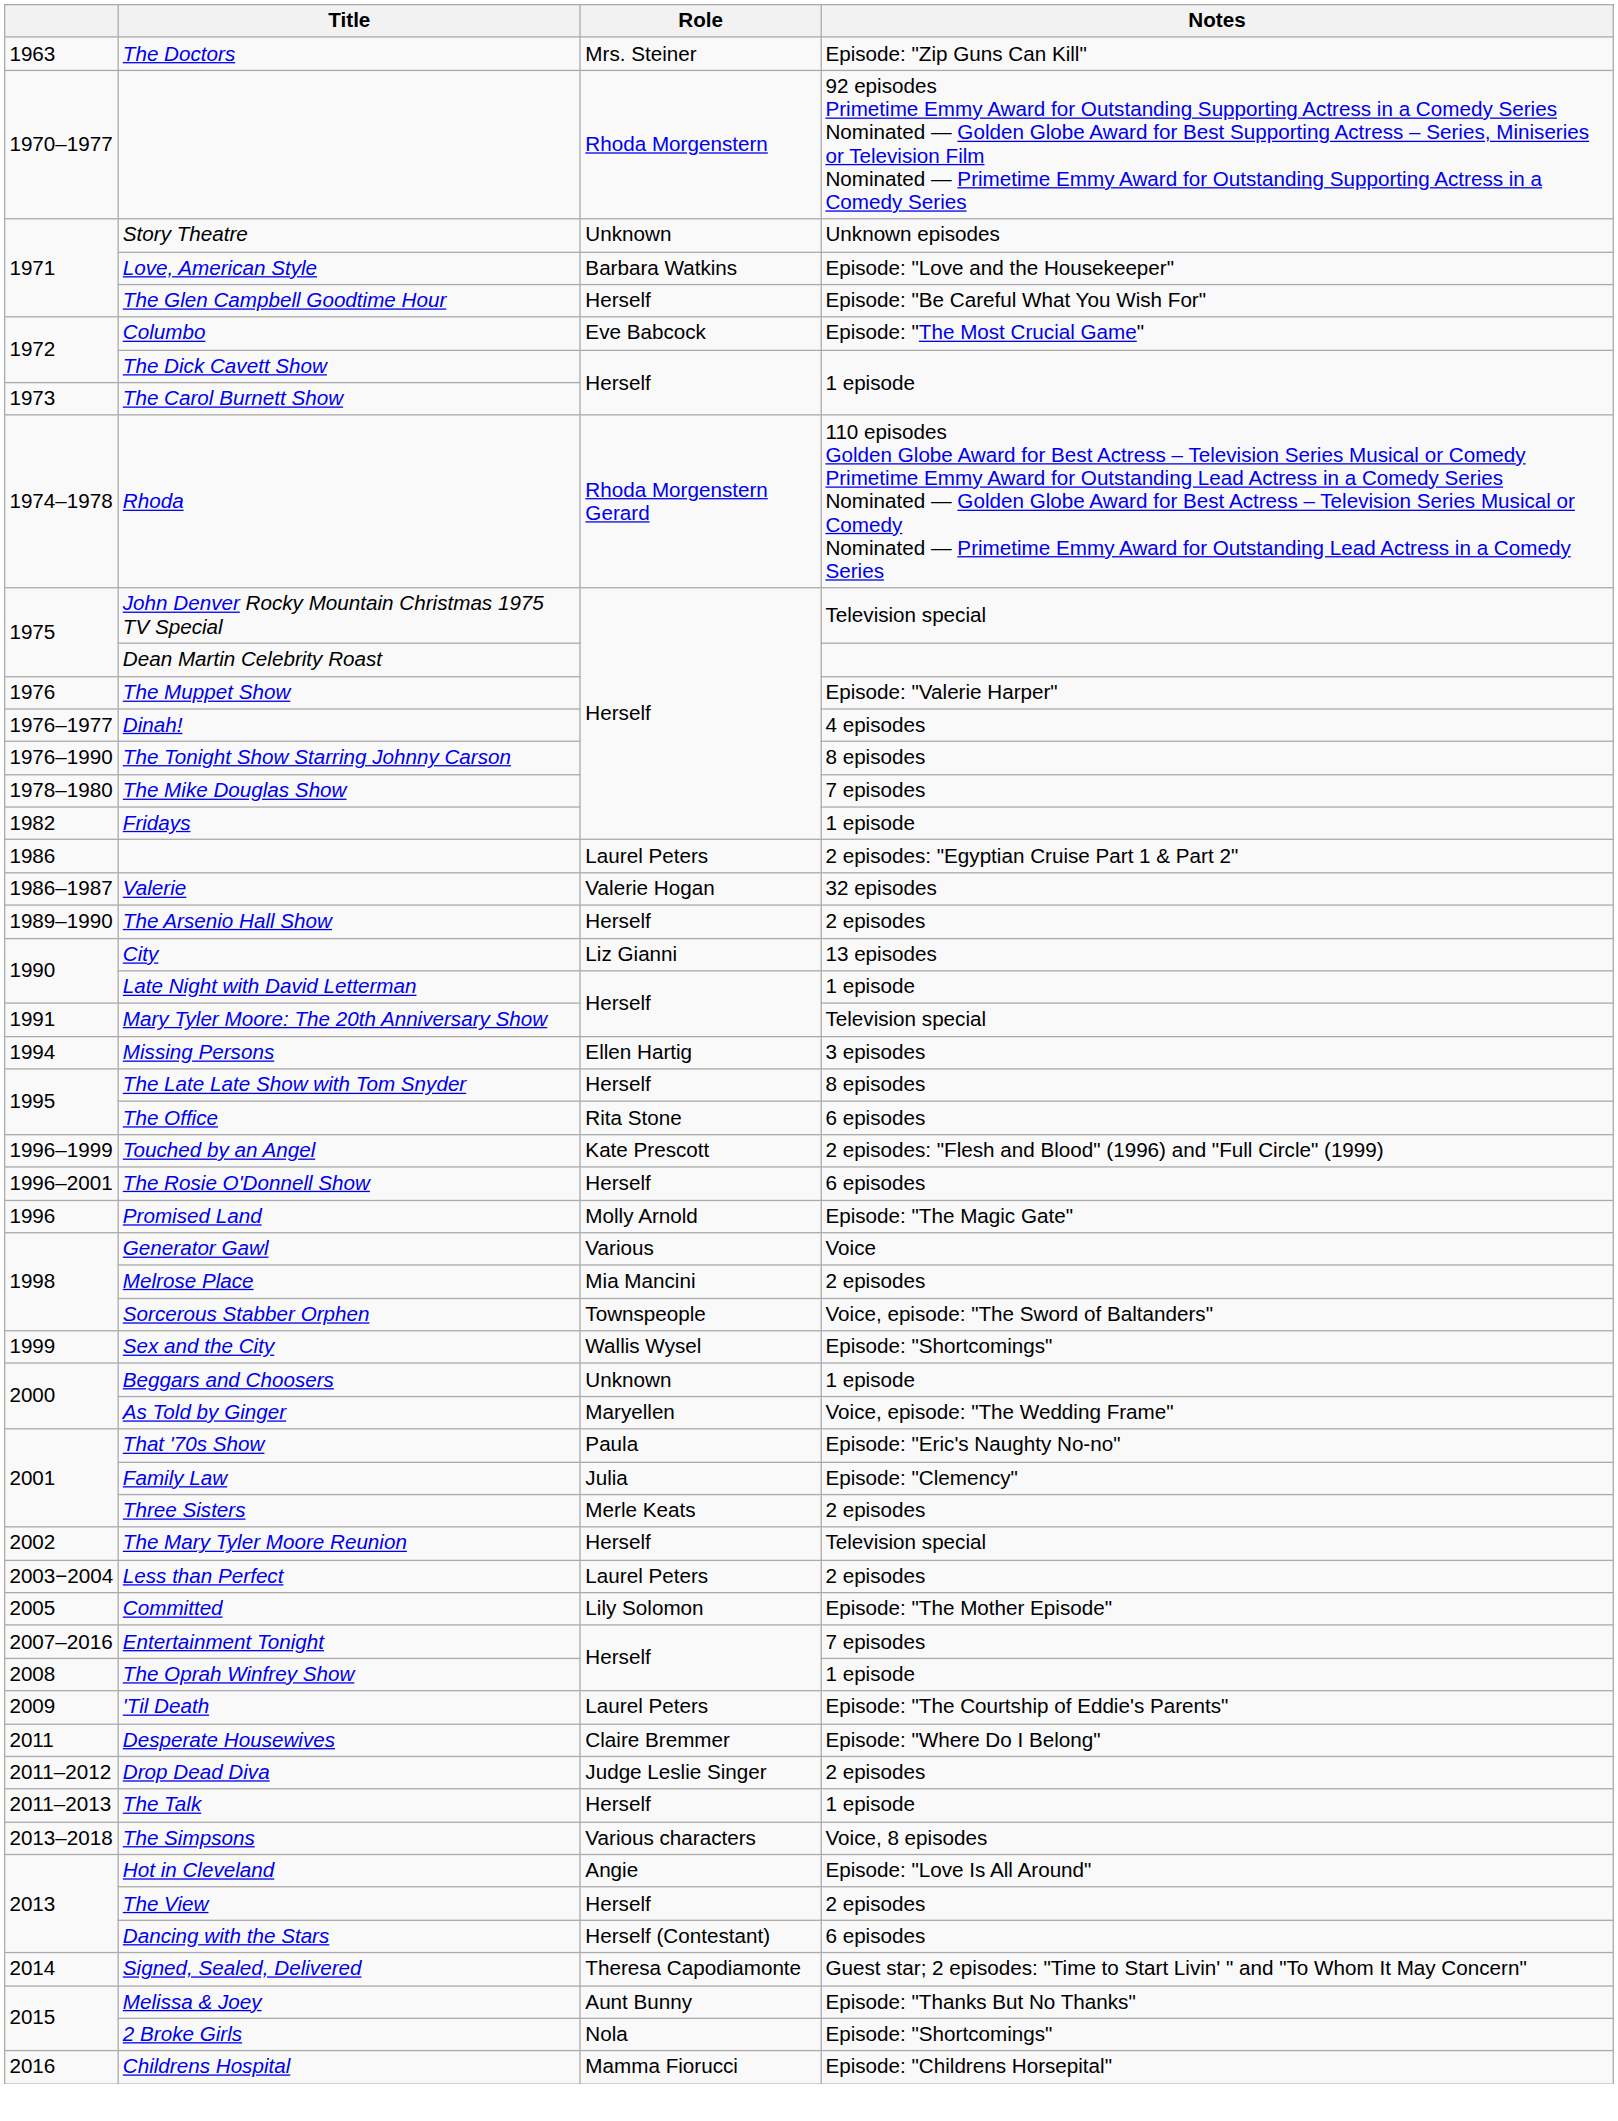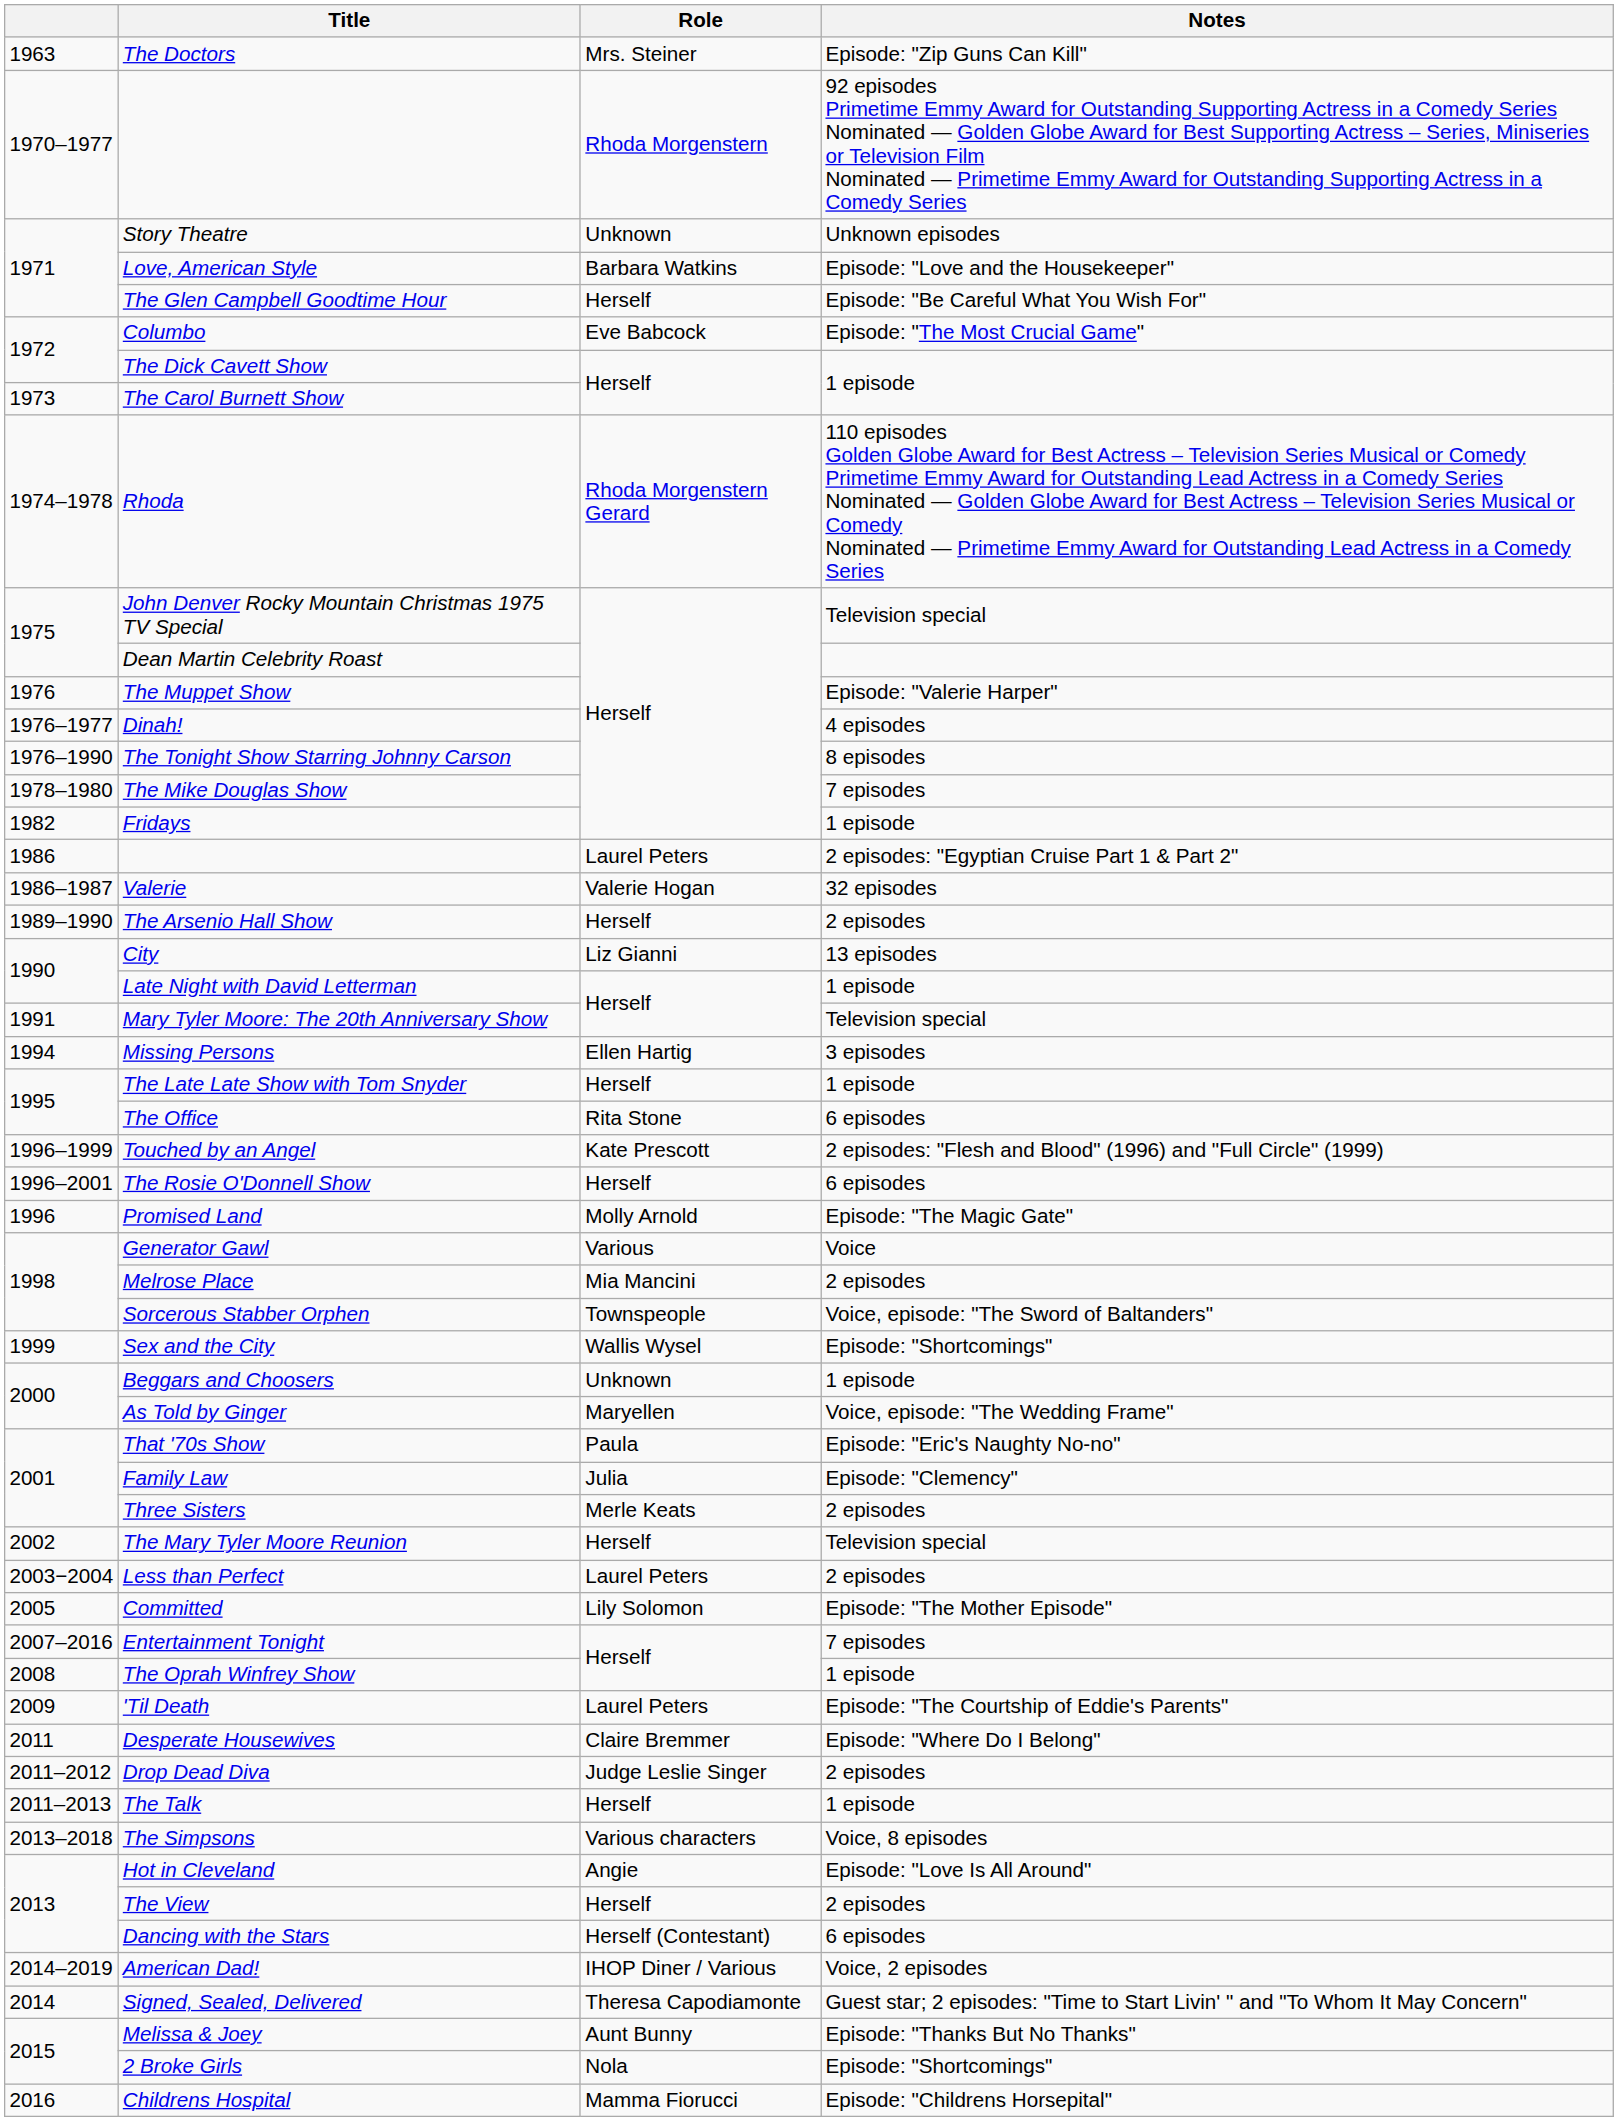(875, 1085) 8 episodes -> (870, 1085) 1 episode
+ row: (61, 1968)
